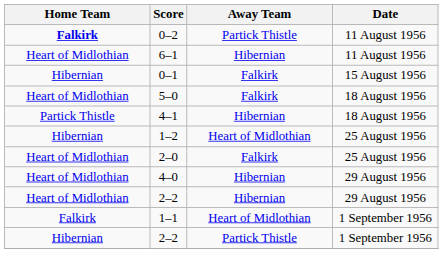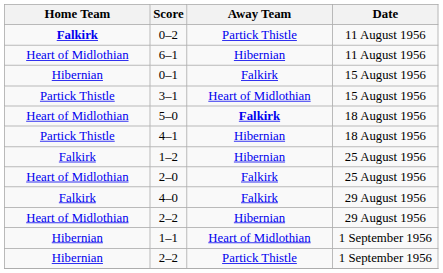+ row: (168, 95)
(259, 95) normal -> (259, 116) bold
(77, 136) Hibernian -> (77, 156) Falkirk
(259, 136) Heart of Midlothian -> (259, 156) Hibernian
(77, 177) Heart of Midlothian -> (77, 197) Falkirk
(259, 177) Hibernian -> (259, 197) Falkirk
(77, 217) Falkirk -> (77, 237) Hibernian
